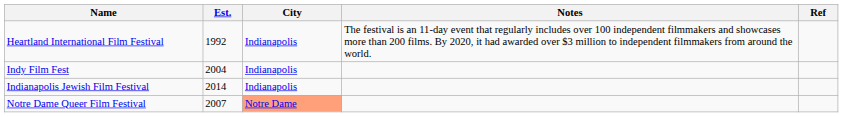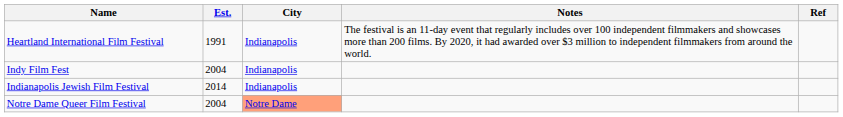(216, 41) 1992 -> (216, 41) 1991
(216, 103) 2007 -> (216, 103) 2004
